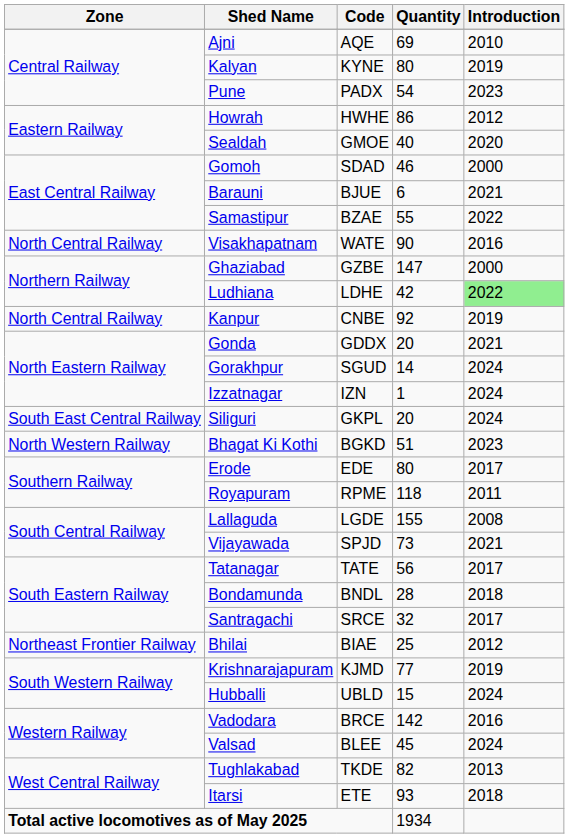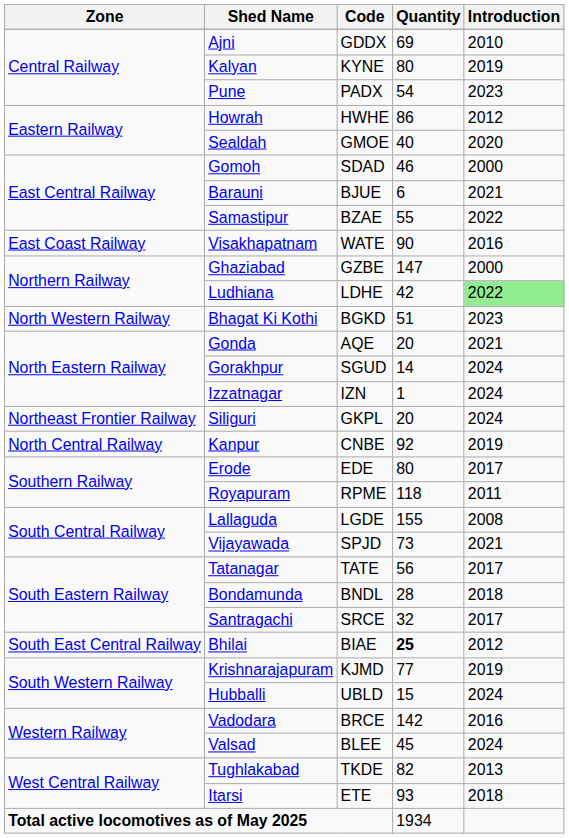(357, 42) AQE -> (363, 42) GDDX
(85, 243) North Central Railway -> (77, 243) East Coast Railway
rows swapped: (234, 318) <-> (263, 444)
(363, 343) GDDX -> (357, 343) AQE
(105, 419) South East Central Railway -> (102, 419) Northeast Frontier Railway
(102, 645) Northeast Frontier Railway -> (105, 645) South East Central Railway
(405, 645) normal -> (405, 645) bold
